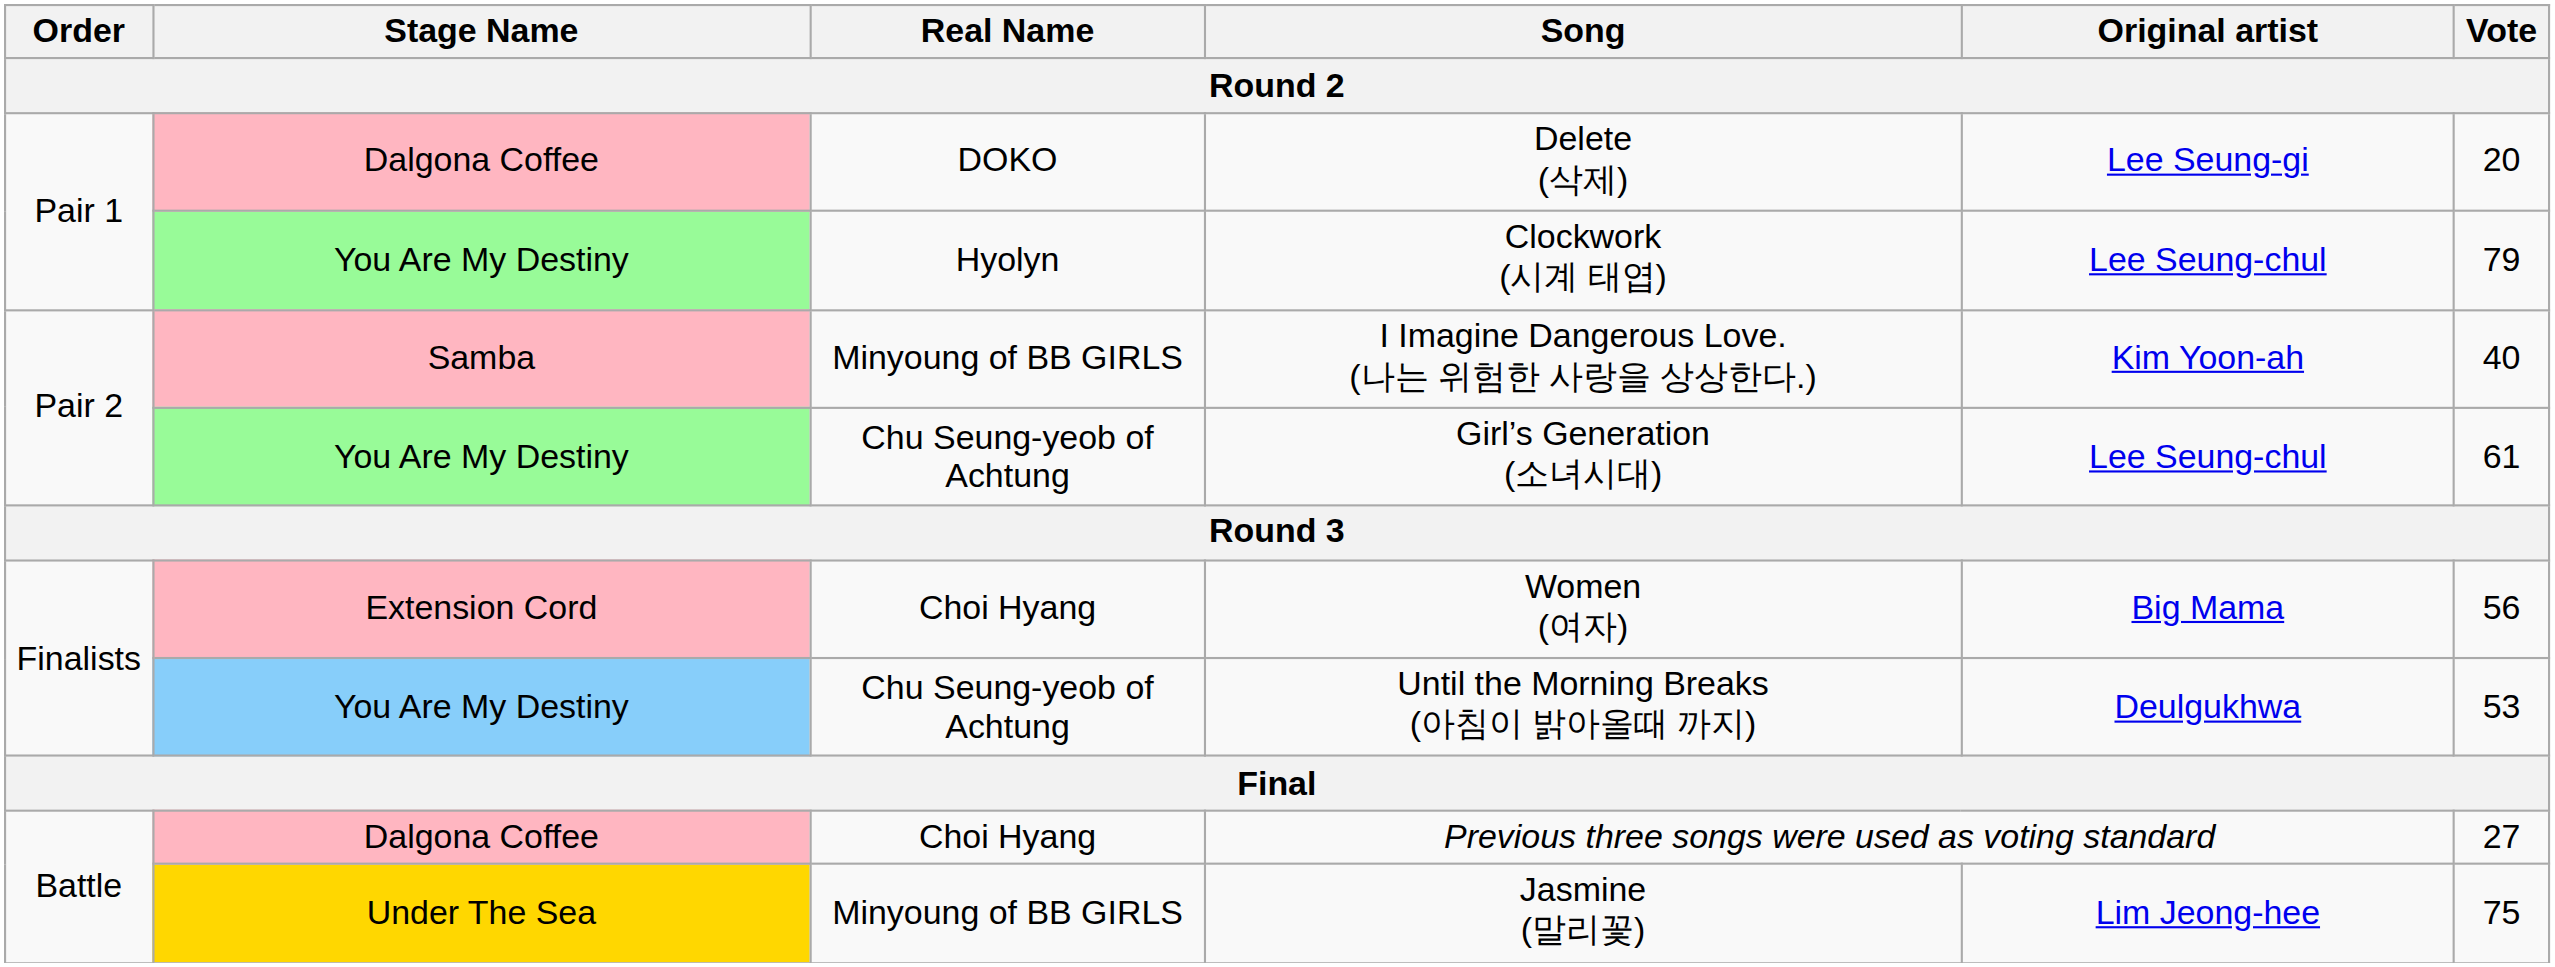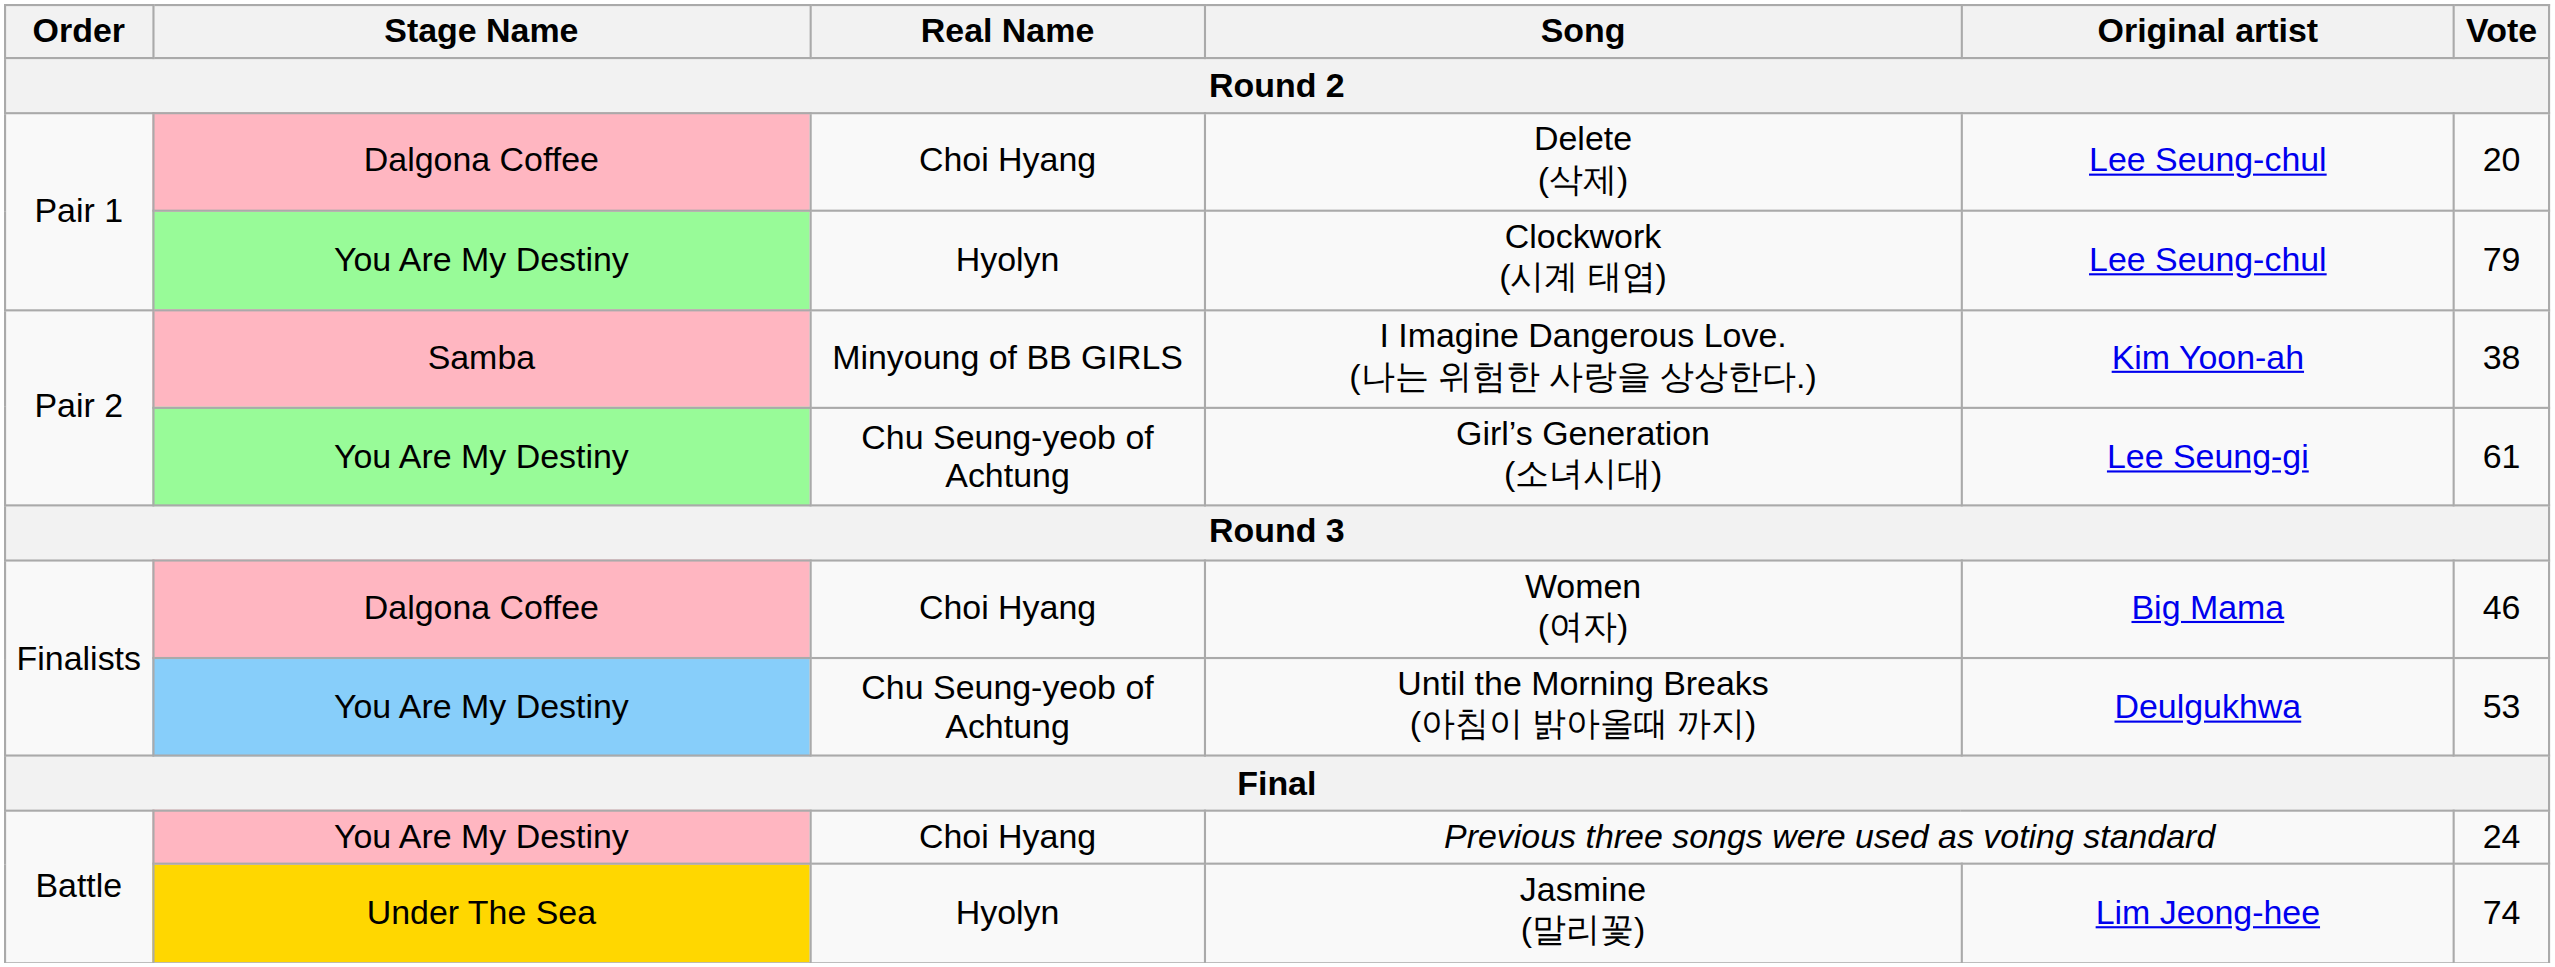(1008, 161) DOKO -> (1008, 161) Choi Hyang
(2208, 161) Lee Seung-gi -> (2208, 161) Lee Seung-chul
(2502, 357) 40 -> (2502, 357) 38
(2208, 456) Lee Seung-chul -> (2208, 456) Lee Seung-gi
(481, 608) Extension Cord -> (481, 608) Dalgona Coffee
(2502, 608) 56 -> (2502, 608) 46
(481, 836) Dalgona Coffee -> (481, 836) You Are My Destiny
(2502, 836) 27 -> (2502, 836) 24
(1008, 912) Minyoung of BB GIRLS -> (1008, 912) Hyolyn
(2502, 912) 75 -> (2502, 912) 74
